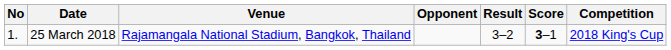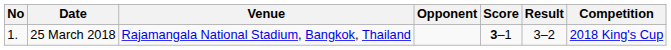columns swapped: (546, 14) <-> (503, 14)
